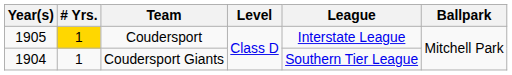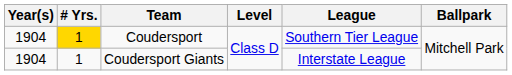(31, 37) 1905 -> (31, 37) 1904
(352, 37) Interstate League -> (352, 37) Southern Tier League
(352, 59) Southern Tier League -> (352, 59) Interstate League
